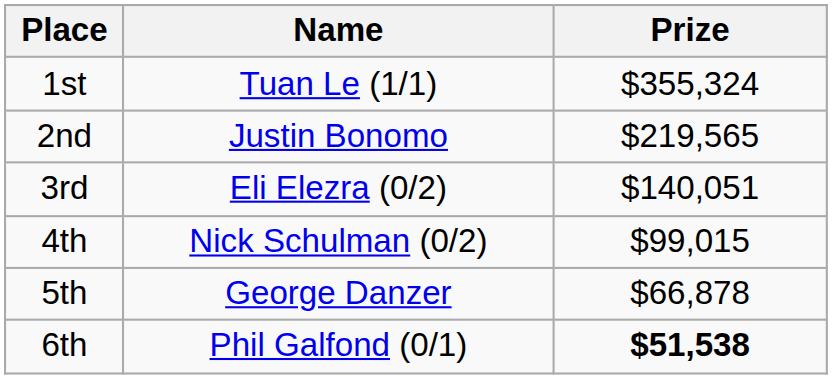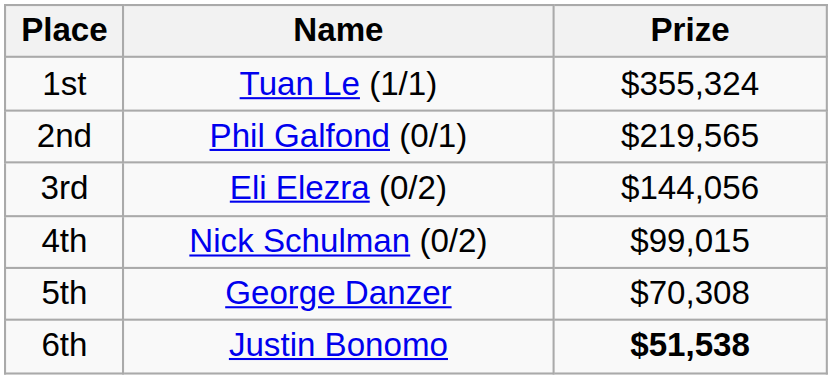(338, 135) Justin Bonomo -> (338, 135) Phil Galfond (0/1)
(690, 188) $140,051 -> (690, 188) $144,056
(690, 293) $66,878 -> (690, 293) $70,308
(338, 345) Phil Galfond (0/1) -> (338, 345) Justin Bonomo
